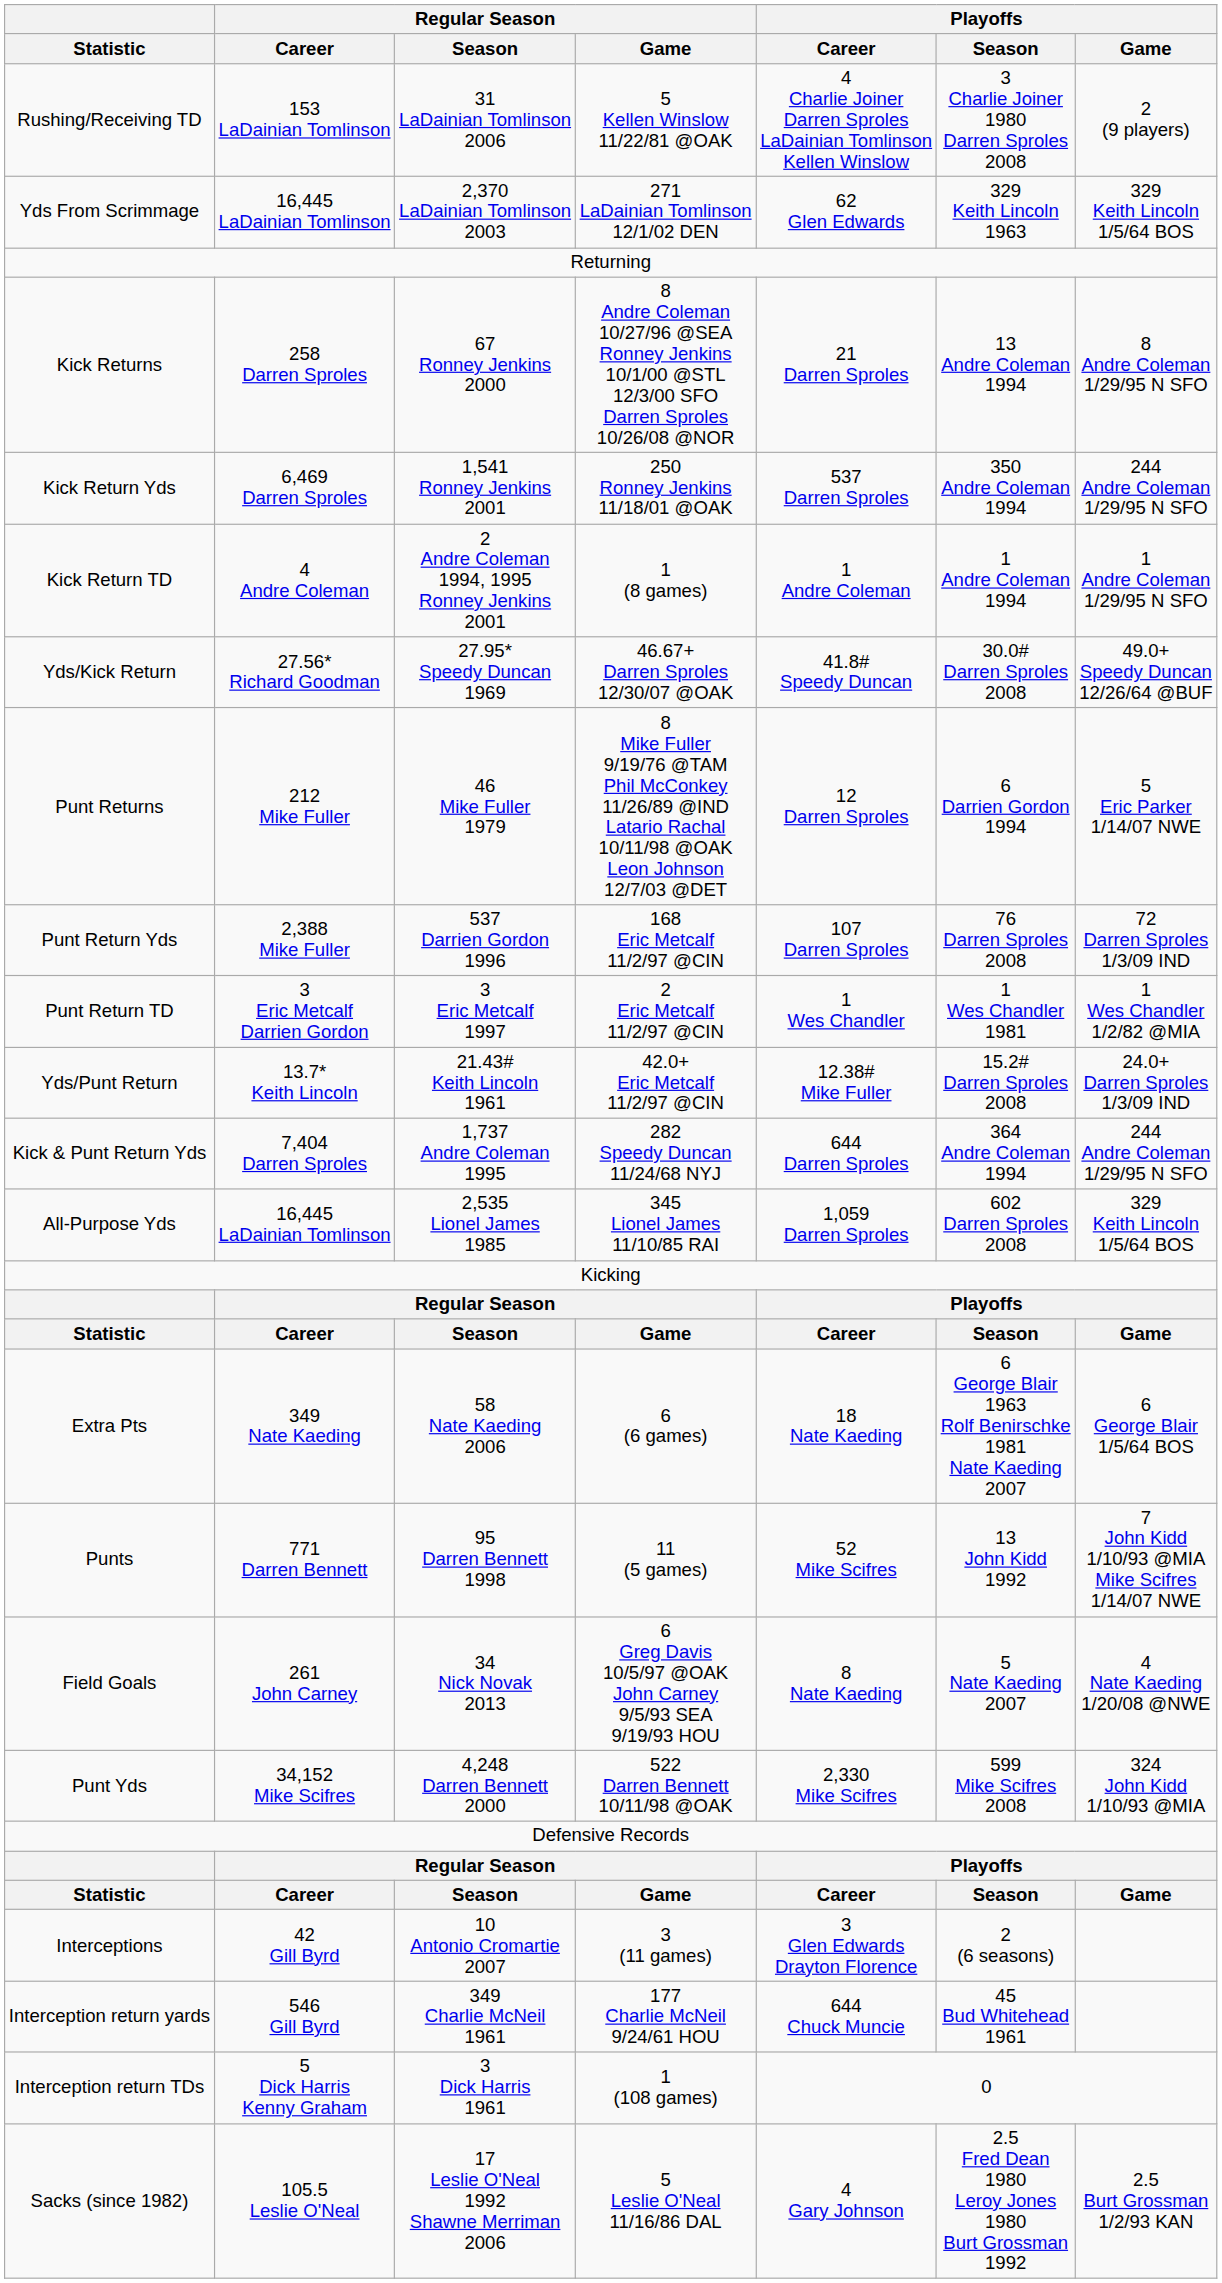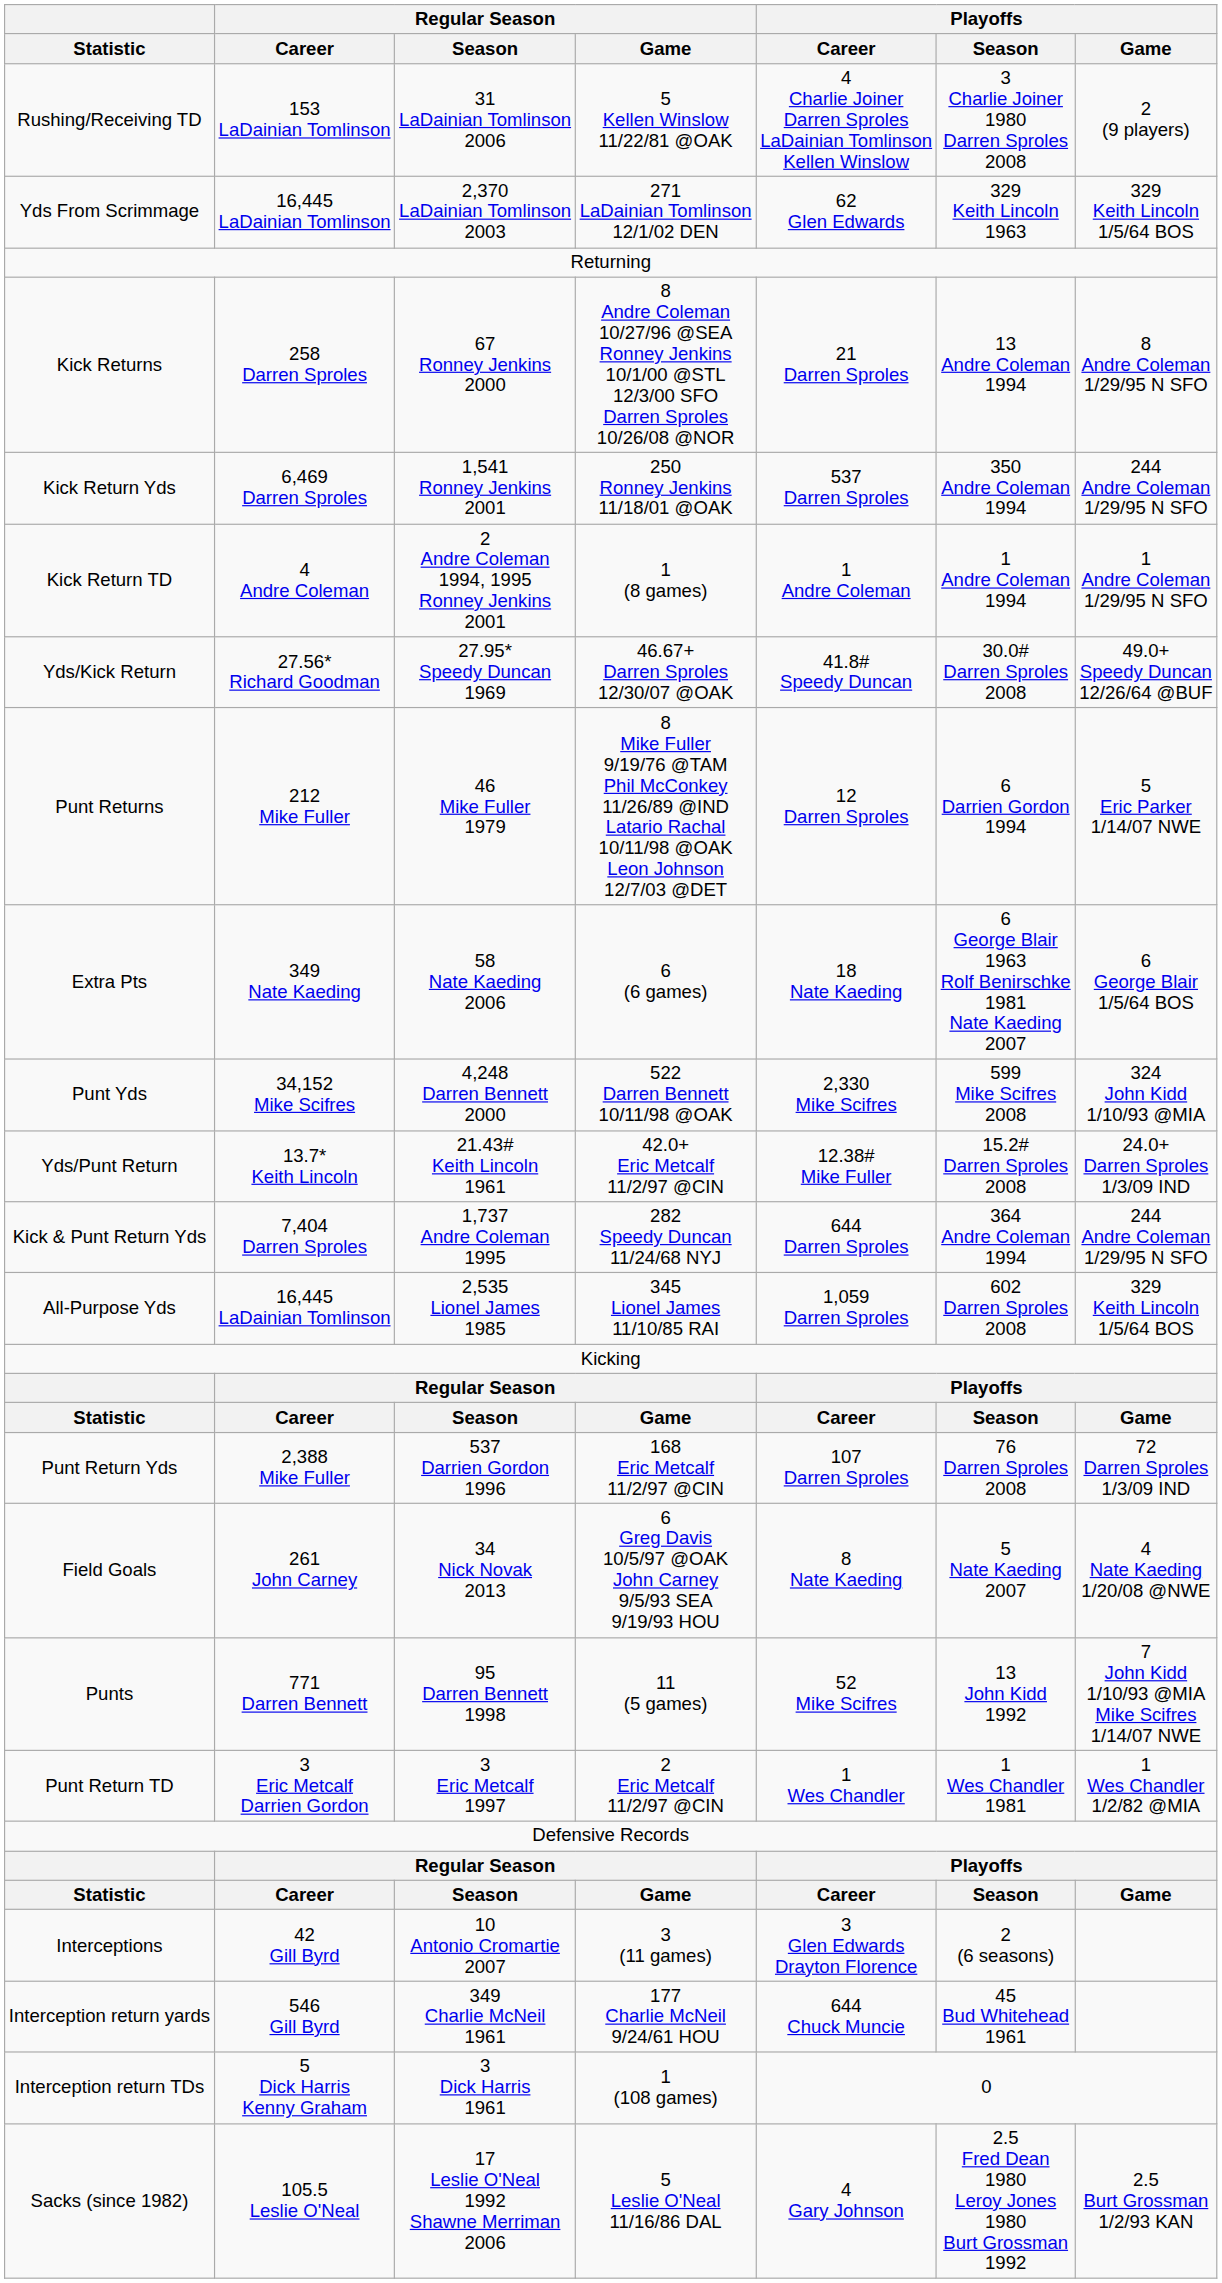rows swapped: (109, 939) <-> (109, 1426)
rows swapped: (109, 1011) <-> (109, 1785)
rows swapped: (109, 1683) <-> (109, 1559)
